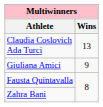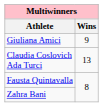rows swapped: (39, 46) <-> (34, 65)
